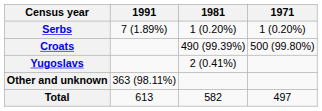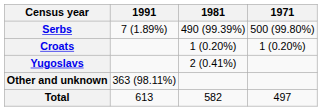(213, 30) 1 (0.20%) -> (213, 30) 490 (99.39%)
(282, 30) 1 (0.20%) -> (282, 30) 500 (99.80%)
(213, 47) 490 (99.39%) -> (213, 47) 1 (0.20%)
(282, 47) 500 (99.80%) -> (282, 47) 1 (0.20%)
